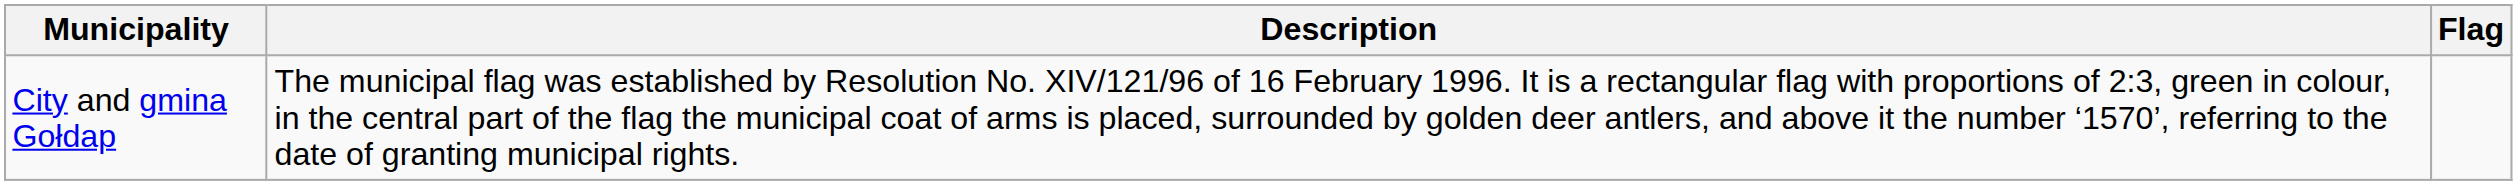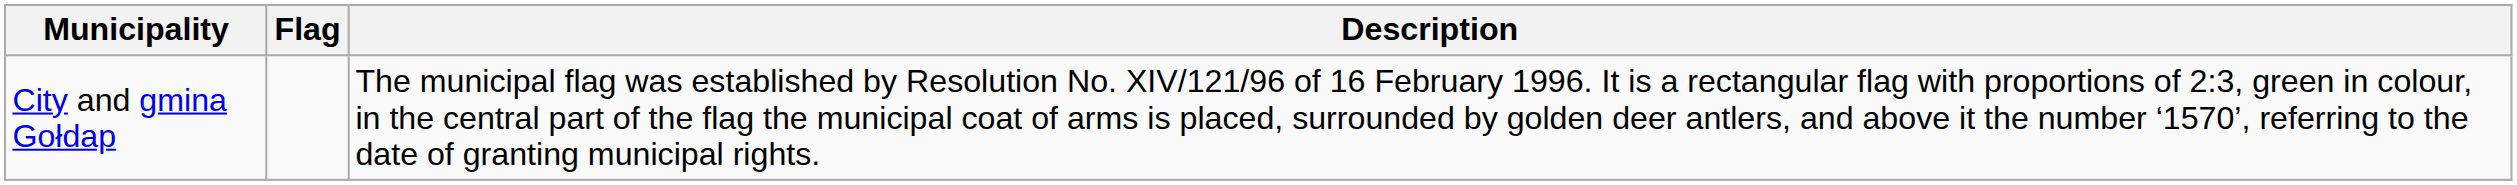columns swapped: (2471, 30) <-> (1349, 30)
